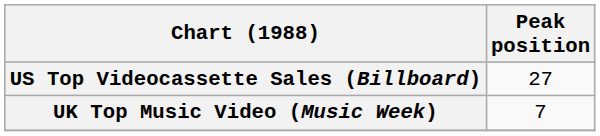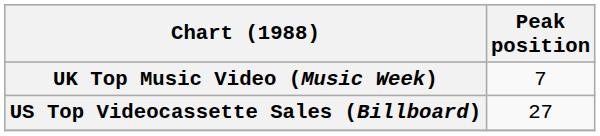rows swapped: (245, 113) <-> (245, 79)
